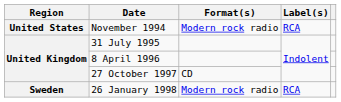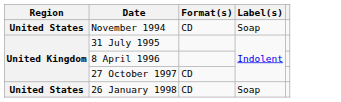(230, 28) Modern rock radio -> (187, 28) CD
(292, 28) RCA -> (249, 28) Soap
(47, 89) Sweden -> (47, 89) United States
(230, 89) Modern rock radio -> (187, 89) CD
(292, 89) RCA -> (249, 89) Soap
